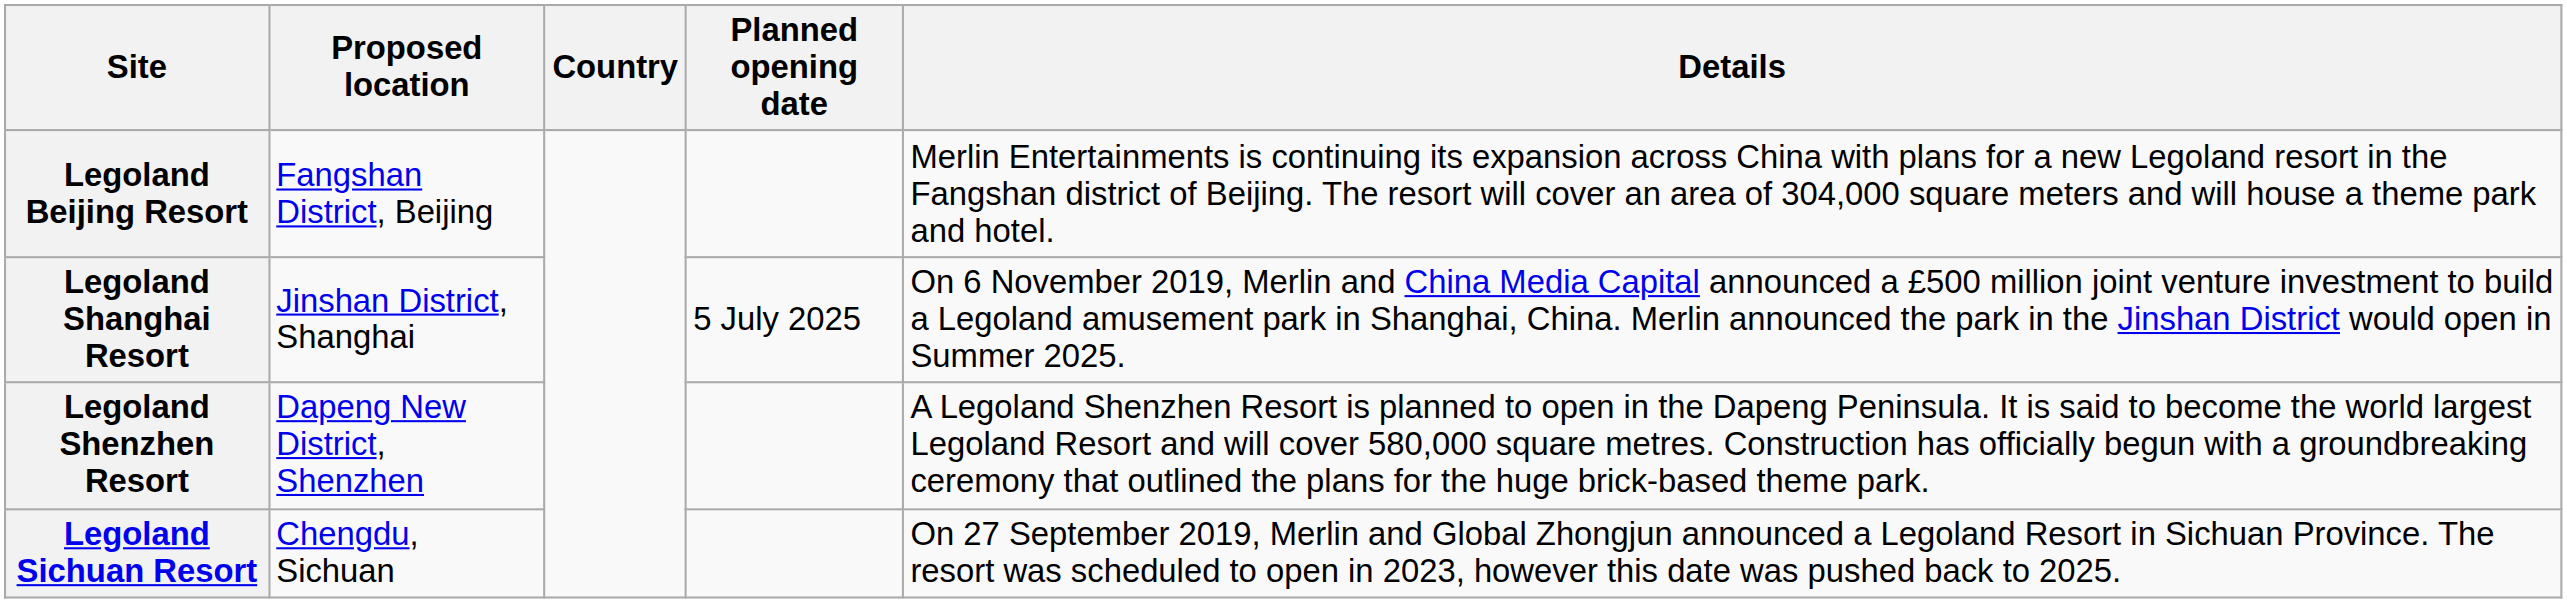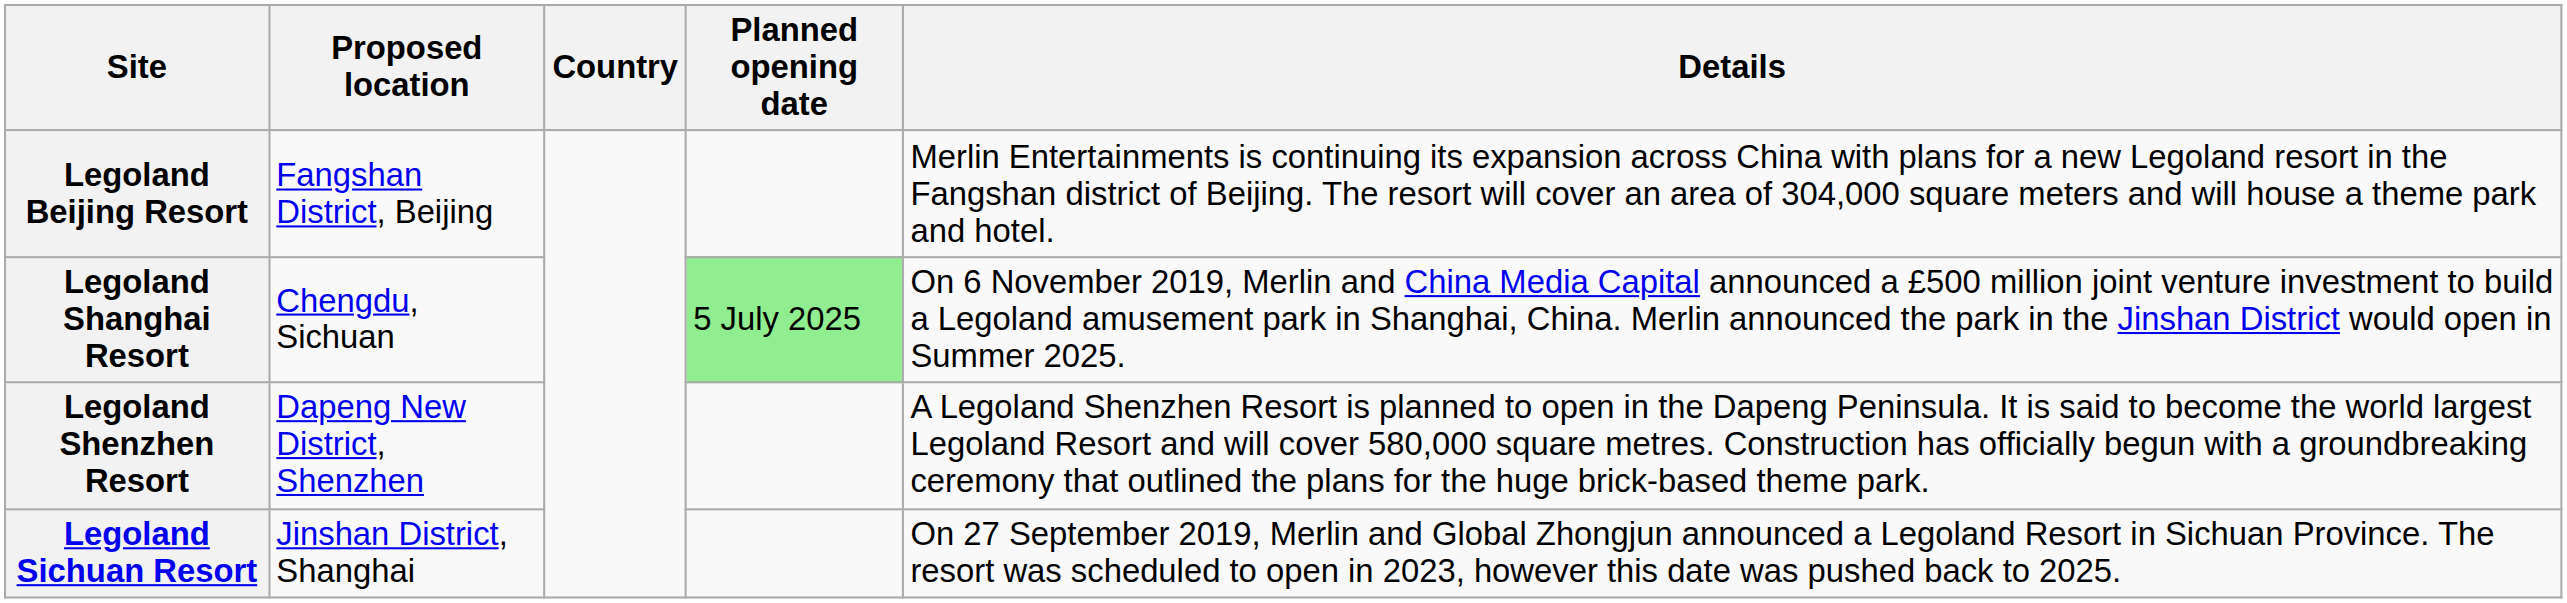(392, 319) Jinshan District, Shanghai -> (347, 319) Chengdu, Sichuan
(777, 319) no background -> (777, 319) lightgreen background
(347, 552) Chengdu, Sichuan -> (392, 552) Jinshan District, Shanghai
